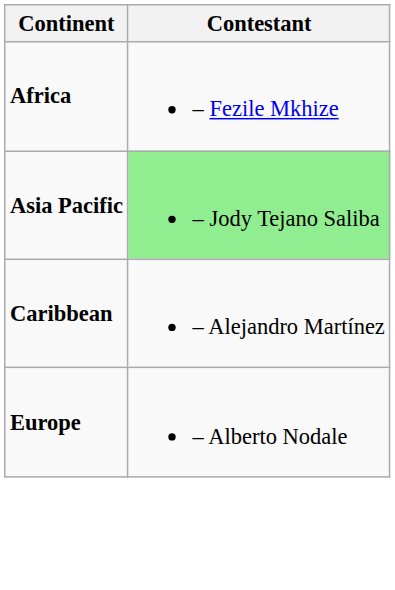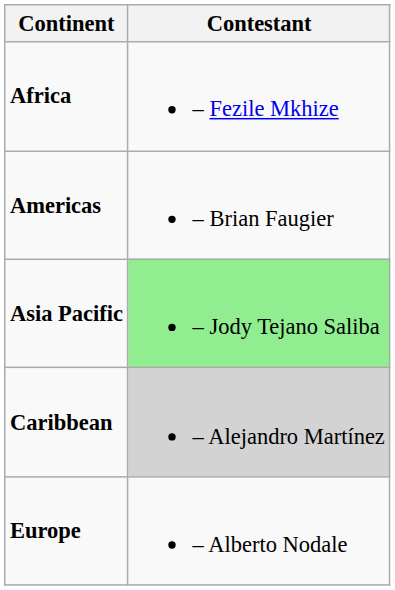+ row: (56, 204)
(259, 327) no background -> (259, 436) lightgrey background
